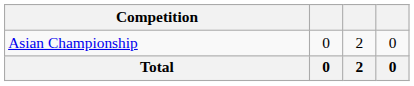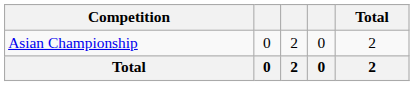+ column: (372, 17)
